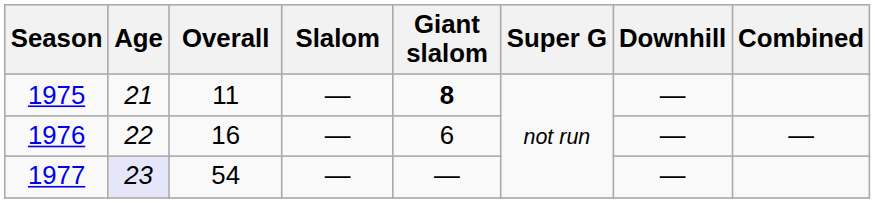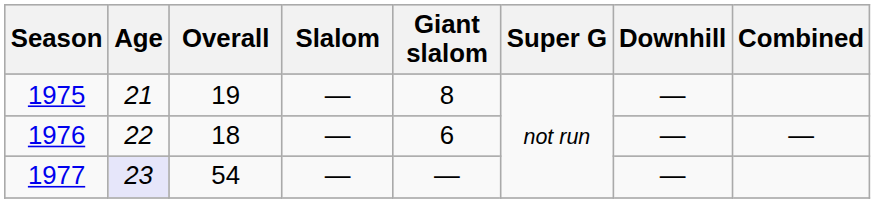(226, 94) 11 -> (226, 94) 19
(447, 94) bold -> (447, 94) normal
(226, 135) 16 -> (226, 135) 18
